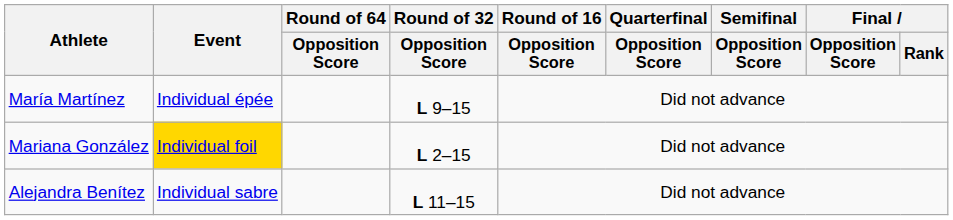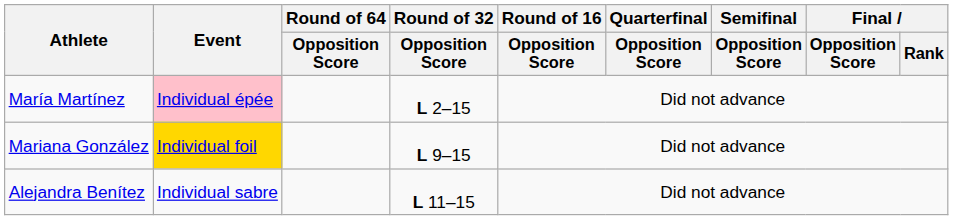(215, 99) no background -> (215, 99) pink background
(444, 109) L 9–15 -> (444, 109) L 2–15
(444, 155) L 2–15 -> (444, 155) L 9–15
